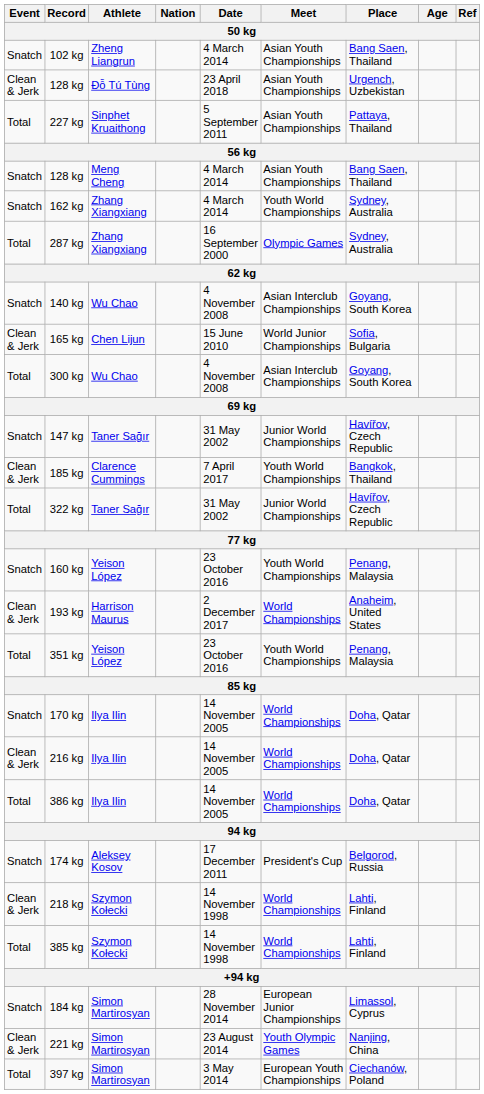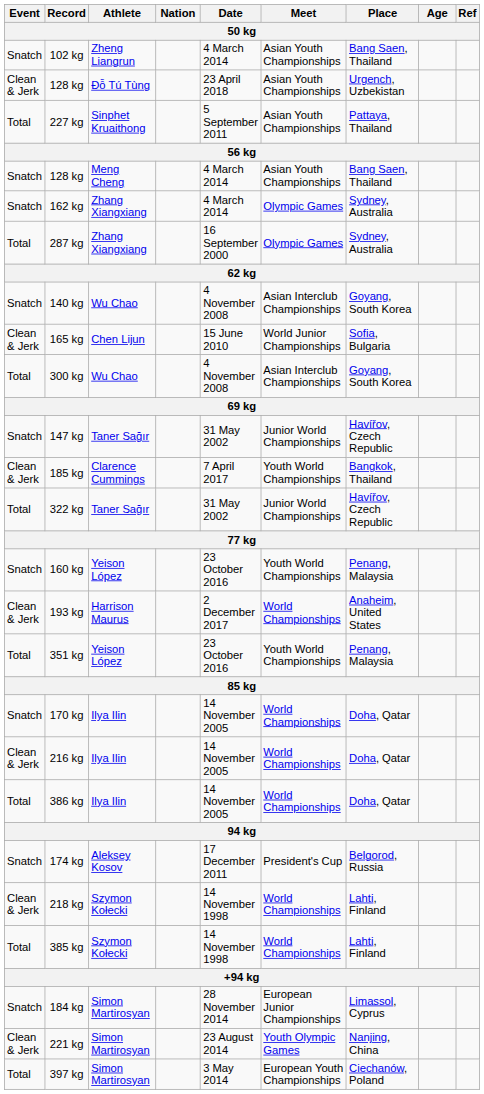(302, 207) Youth World Championships -> (303, 207) Olympic Games
